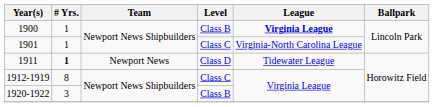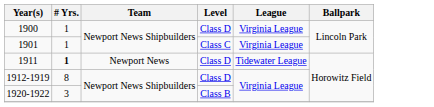(215, 29) Class B -> (215, 29) Class D
(299, 29) bold -> (271, 29) normal
(299, 45) Virginia-North Carolina League -> (271, 45) Virginia League
(215, 77) Class C -> (215, 77) Class D
